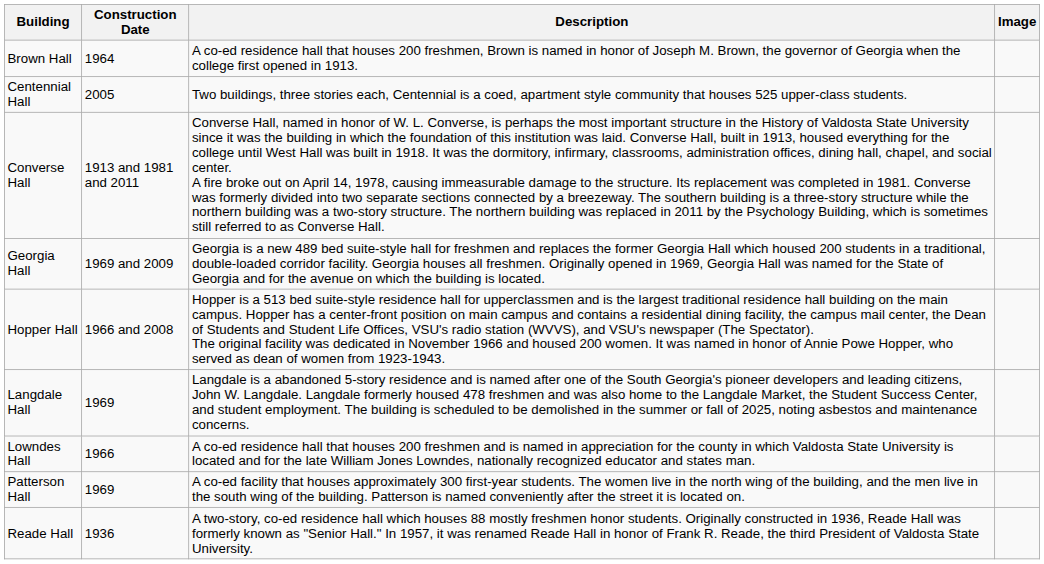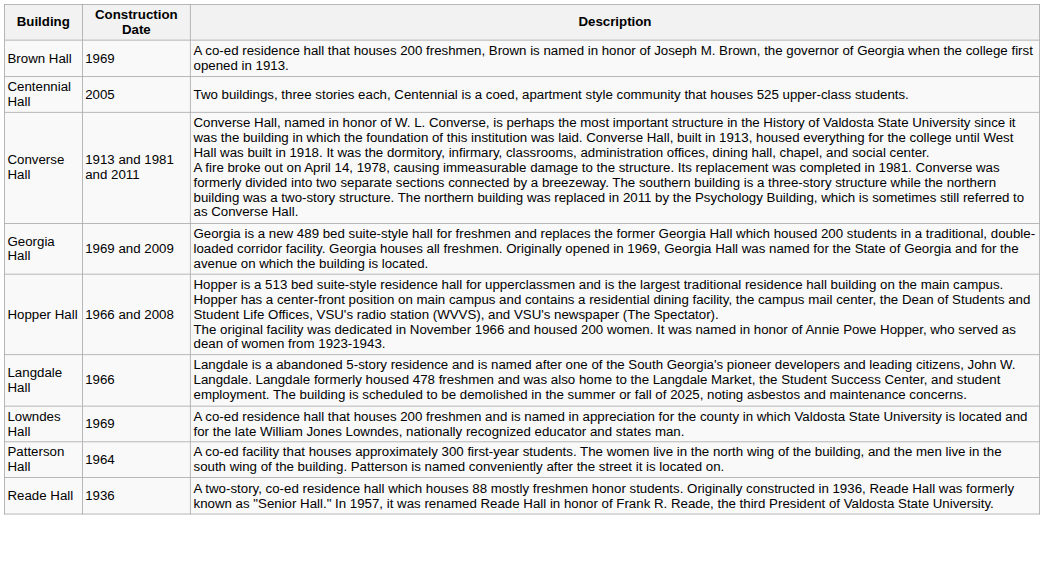- column: (1017, 22)
(100, 58) 1964 -> (100, 58) 1969
(100, 402) 1969 -> (100, 380) 1966
(100, 453) 1966 -> (100, 423) 1969
(100, 489) 1969 -> (100, 459) 1964
